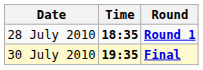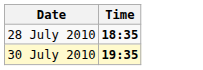- column: (170, 14)
